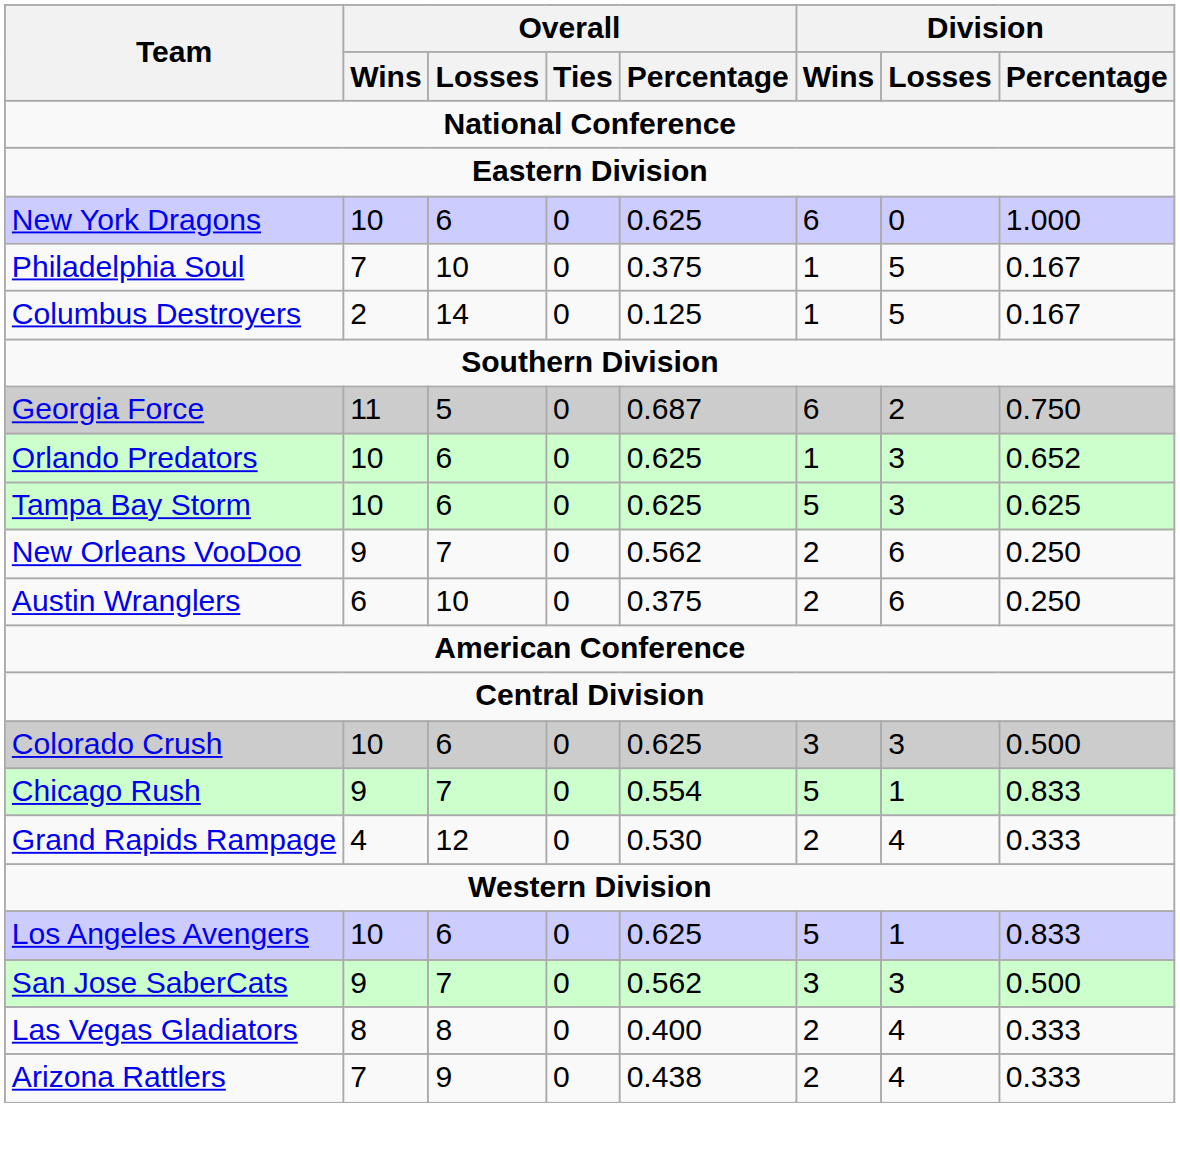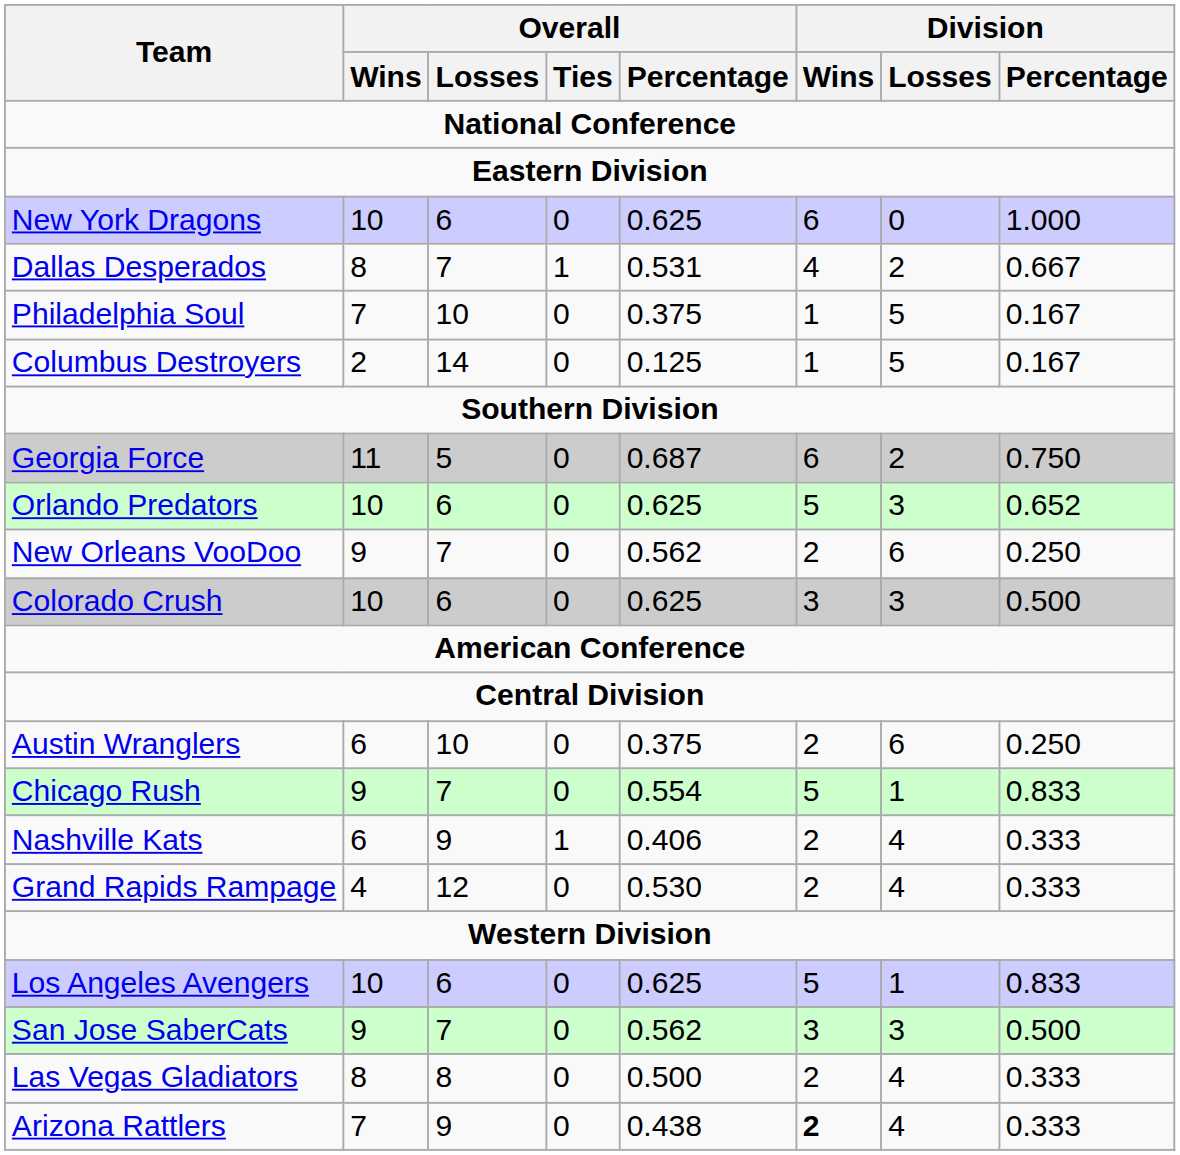+ row: (139, 266)
(811, 457) 1 -> (811, 505) 5
- row: (131, 505)
rows swapped: (126, 600) <-> (117, 743)
+ row: (107, 839)
(664, 1030) 0.400 -> (664, 1077) 0.500
(811, 1077) normal -> (811, 1125) bold
